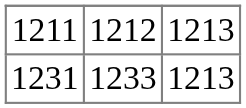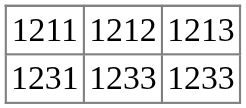(201, 78) 1213 -> (201, 78) 1233
